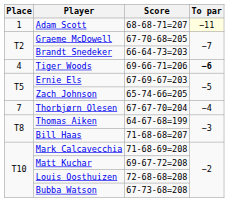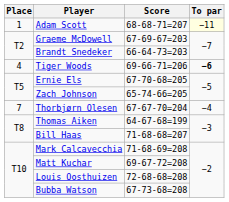(157, 39) 67-70-68=205 -> (157, 39) 67-69-67=203
(157, 80) 67-69-67=203 -> (157, 80) 67-70-68=205
